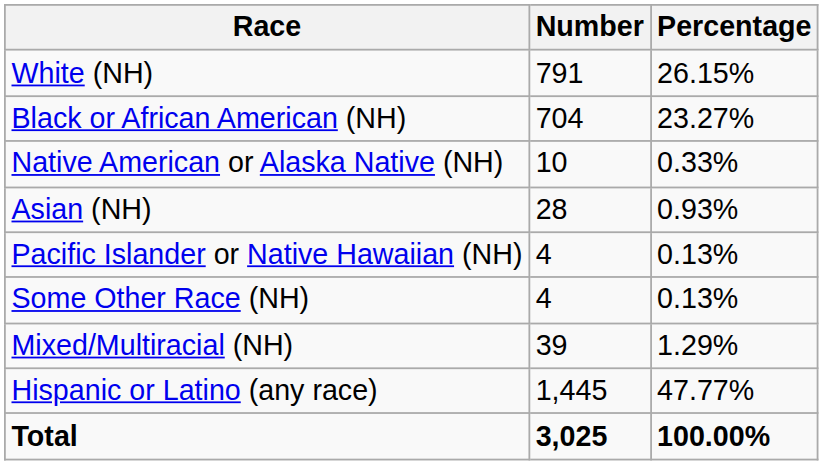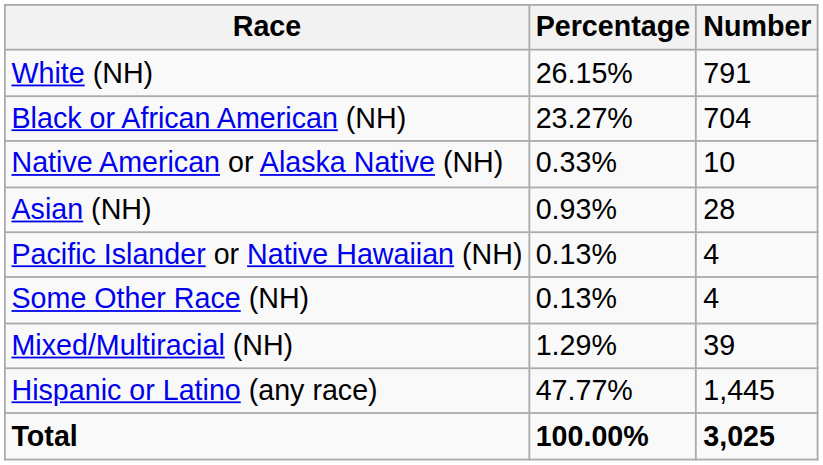columns swapped: (590, 27) <-> (734, 27)
